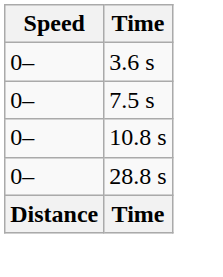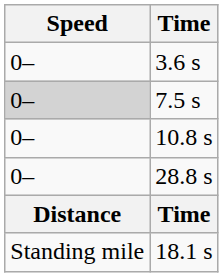(22, 99) no background -> (22, 99) lightgrey background
+ row: (184, 251)
